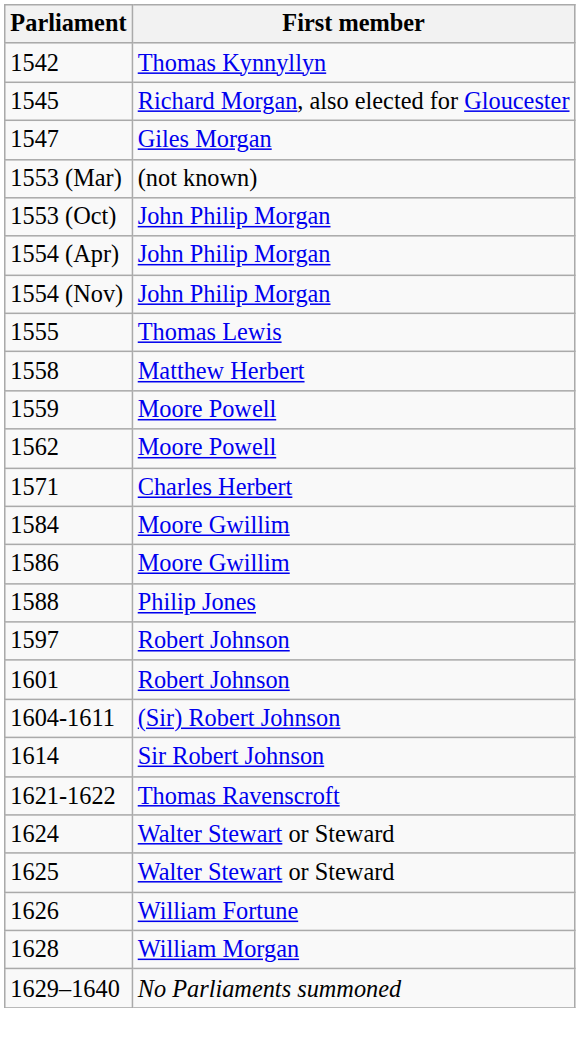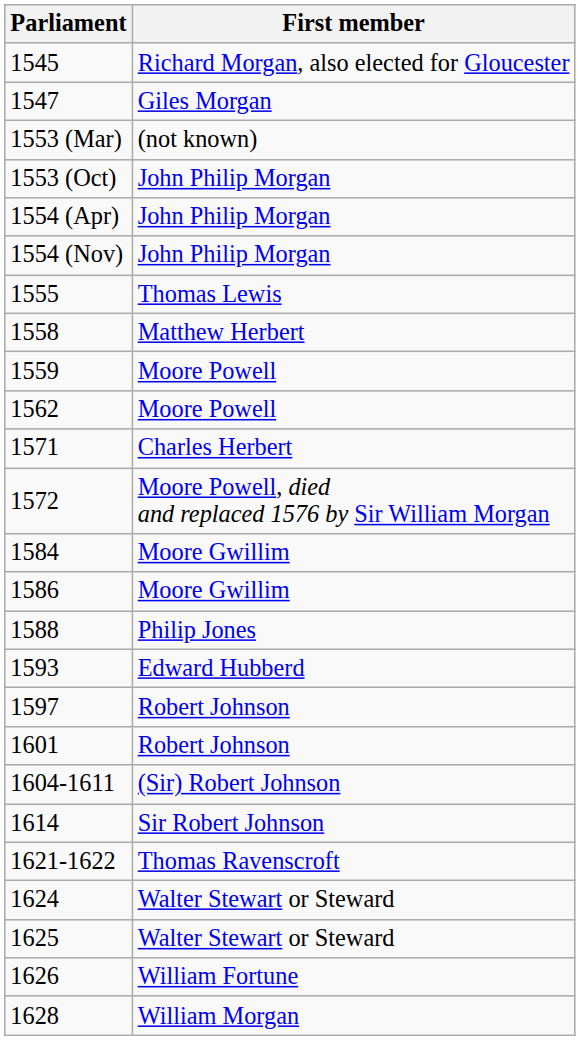- row: (35, 62)
+ row: (35, 500)
+ row: (35, 668)
- row: (65, 988)
